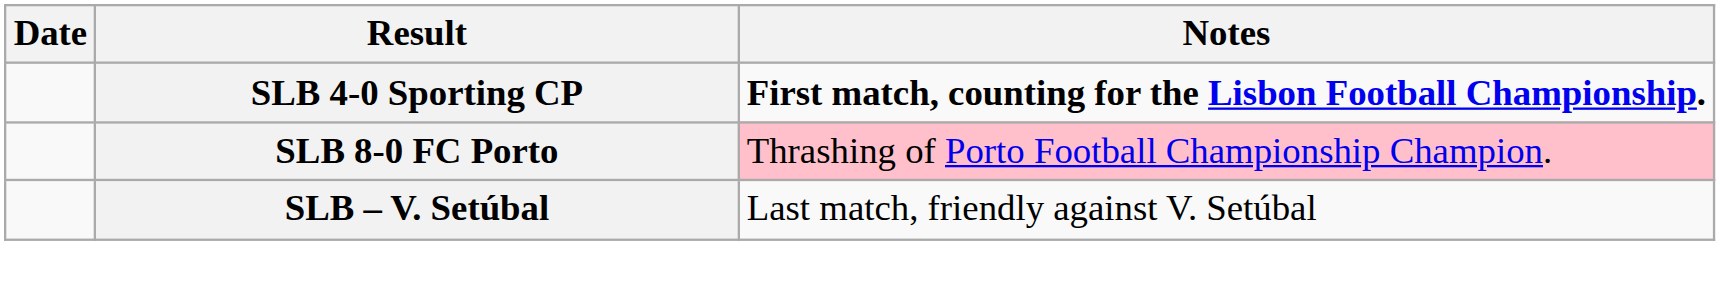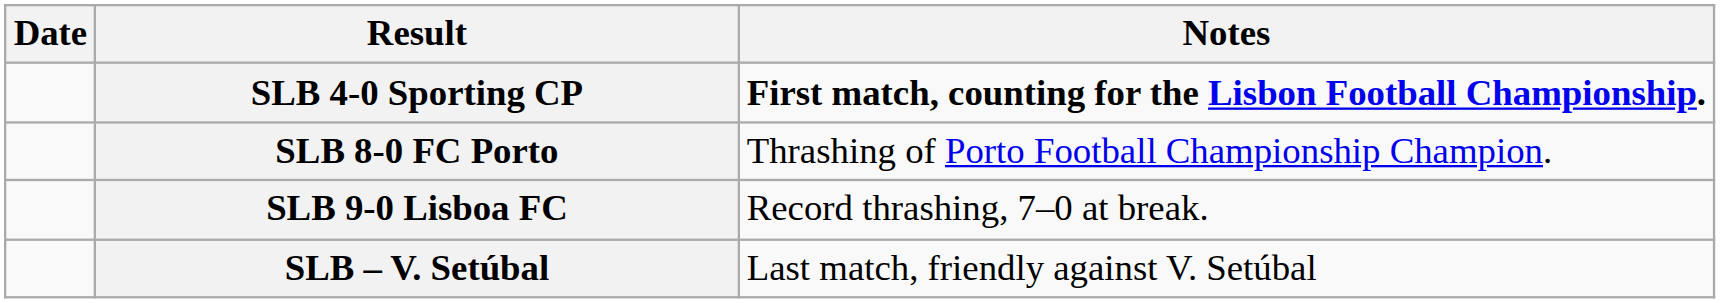(1149, 150) pink background -> (1149, 150) no background
+ row: (417, 208)
